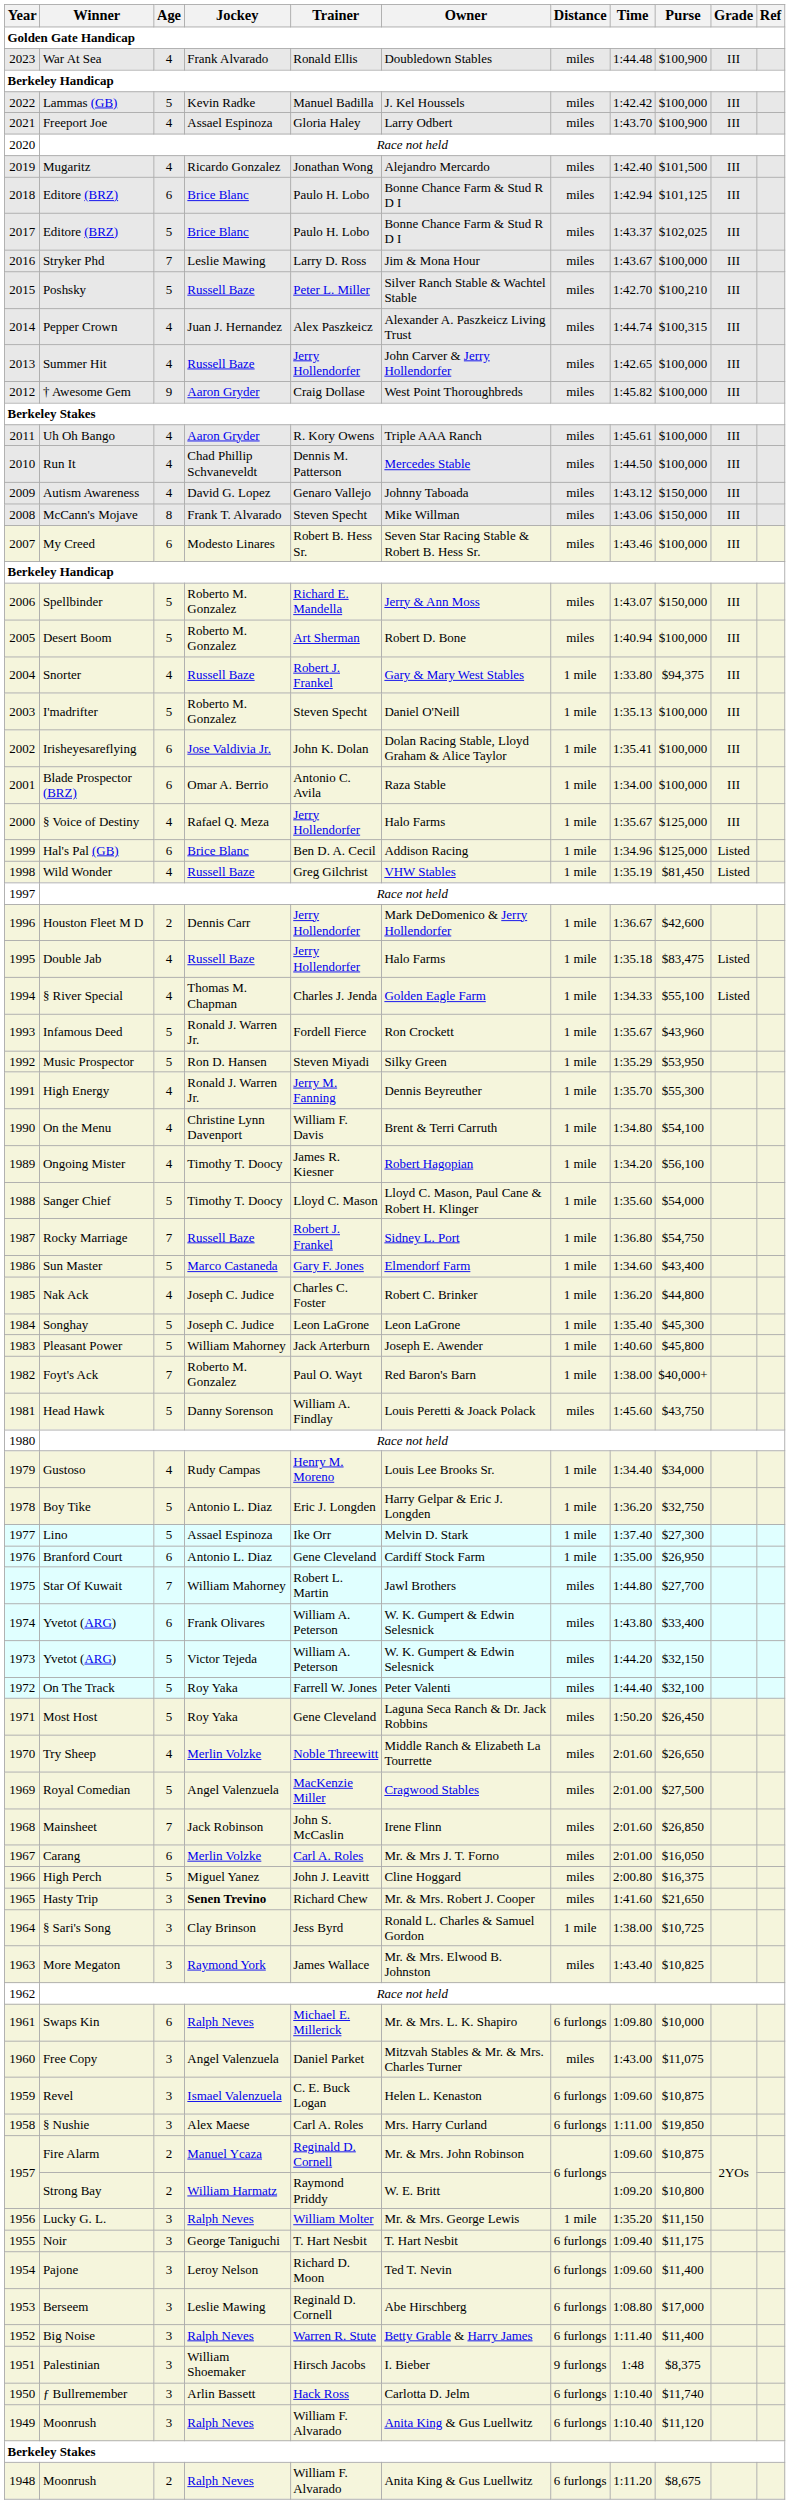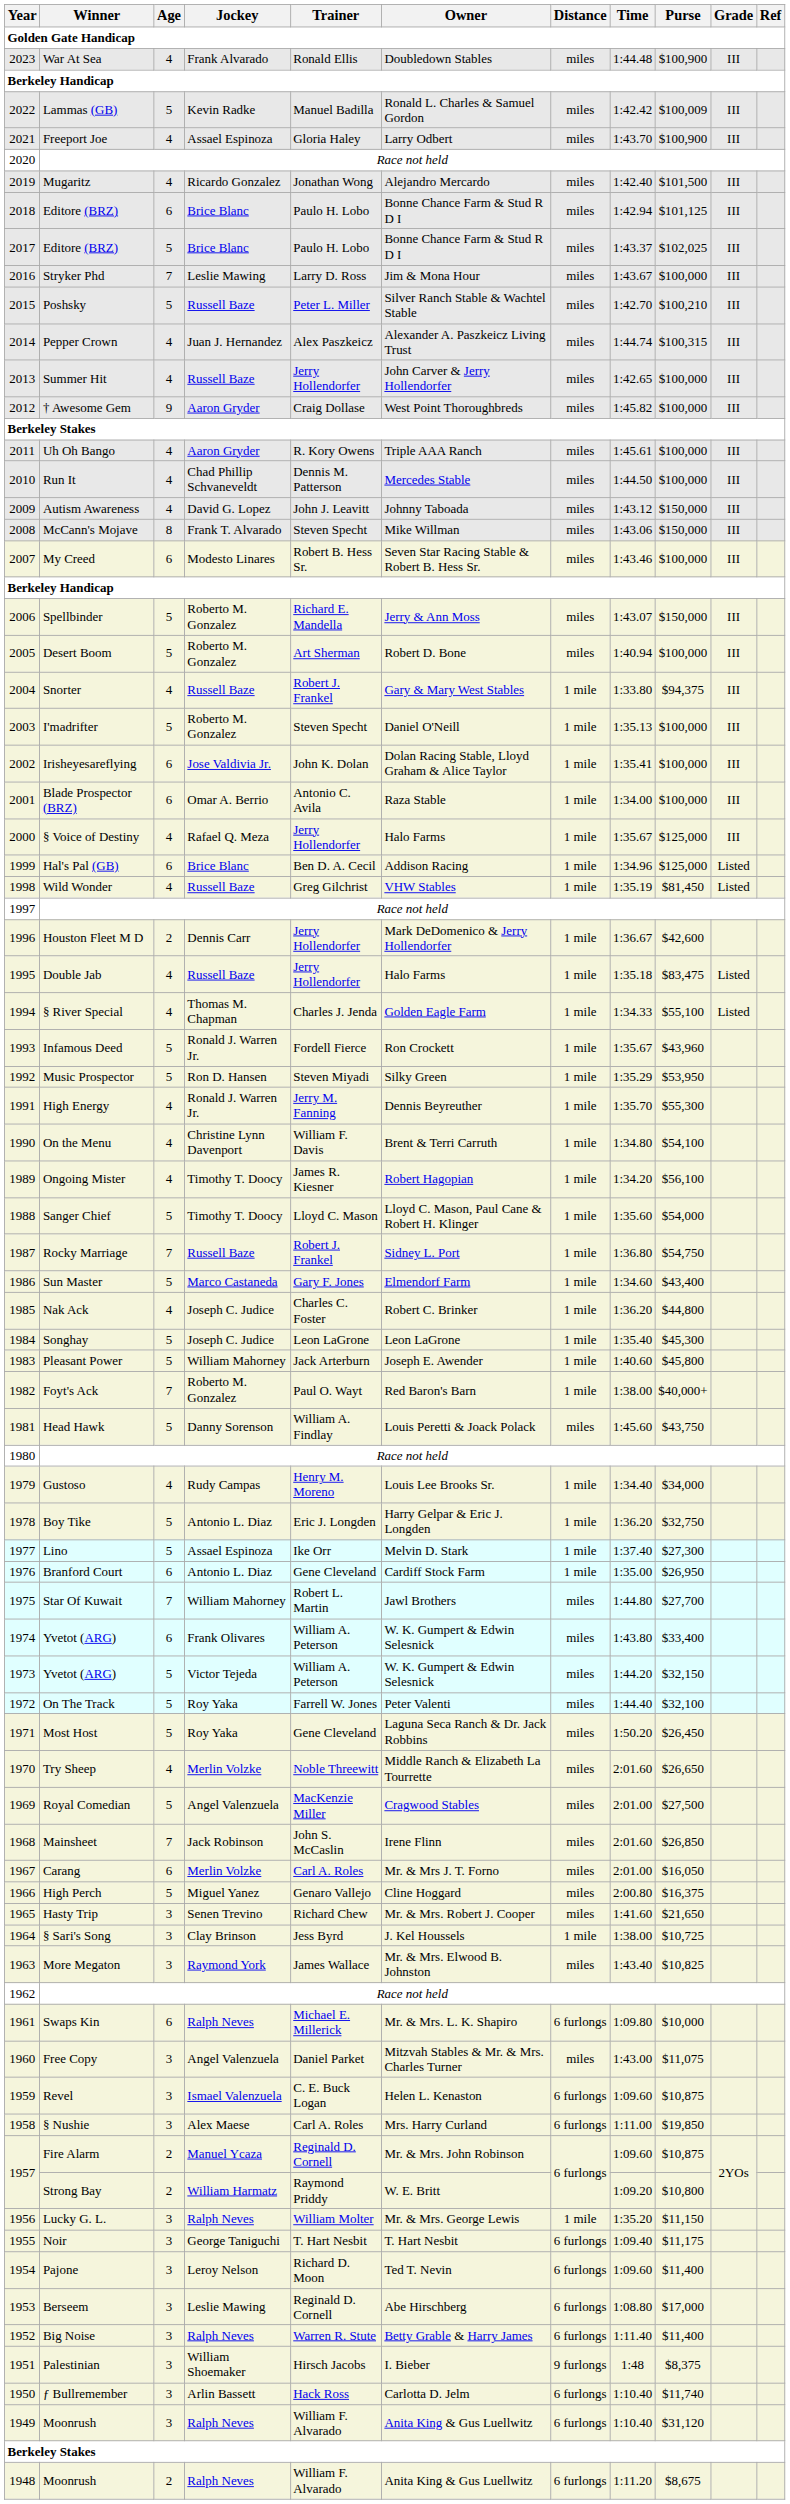(424, 102) J. Kel Houssels -> (459, 109) Ronald L. Charles & Samuel Gordon
(683, 102) $100,000 -> (683, 109) $100,009
(332, 493) Genaro Vallejo -> (331, 508) John J. Leavitt
(331, 1877) John J. Leavitt -> (332, 1892) Genaro Vallejo
(227, 1898) bold -> (225, 1914) normal
(459, 1927) Ronald L. Charles & Samuel Gordon -> (424, 1935) J. Kel Houssels
(683, 2422) $11,120 -> (683, 2422) $31,120
